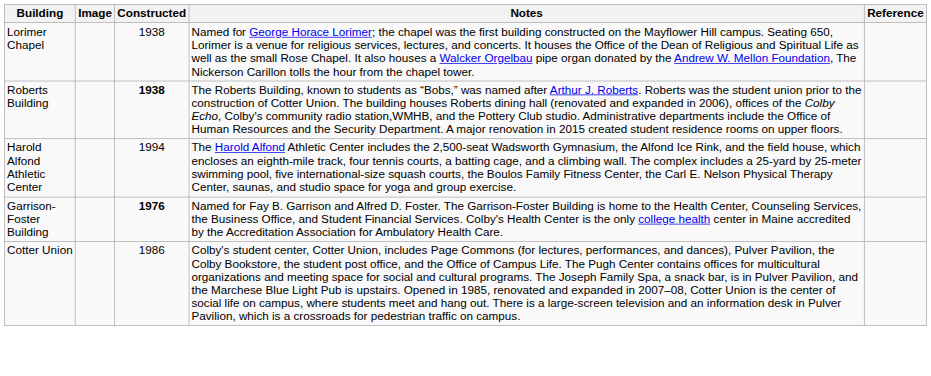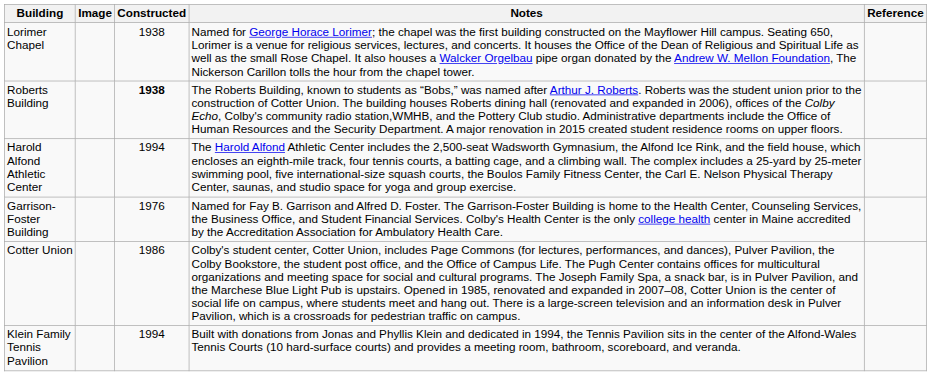(152, 206) bold -> (152, 206) normal
+ row: (39, 348)
